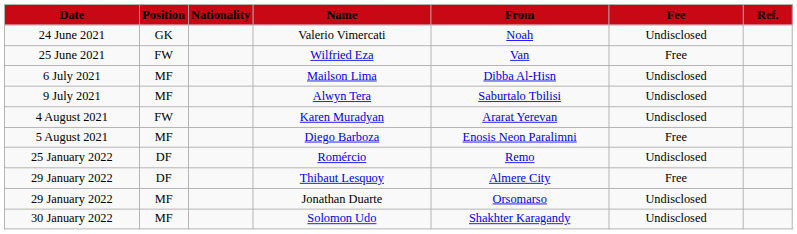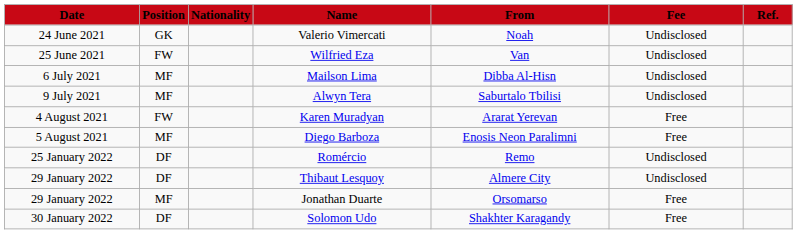(676, 55) Free -> (676, 55) Undisclosed
(676, 117) Undisclosed -> (676, 117) Free
(676, 178) Free -> (676, 178) Undisclosed
(676, 198) Undisclosed -> (676, 198) Free
(164, 219) MF -> (164, 219) DF
(676, 219) Undisclosed -> (676, 219) Free
